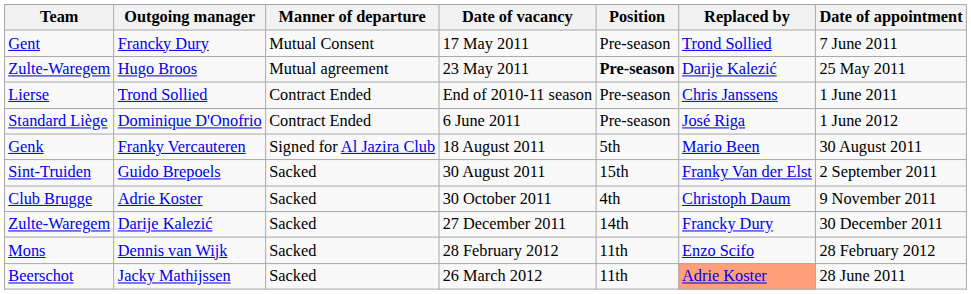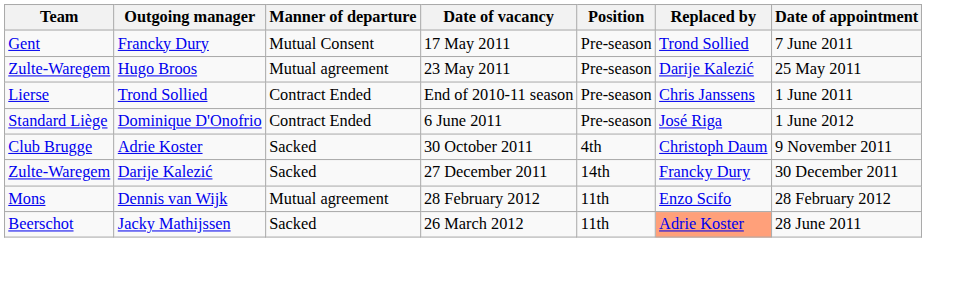(637, 69) bold -> (616, 69) normal
- row: (182, 146)
- row: (169, 172)
(293, 250) Sacked -> (329, 198) Mutual agreement
